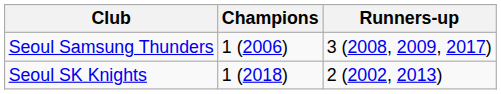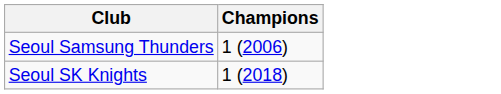- column: (409, 18)
